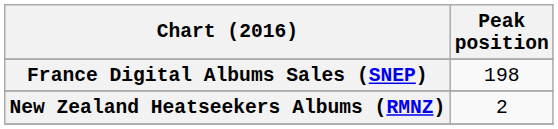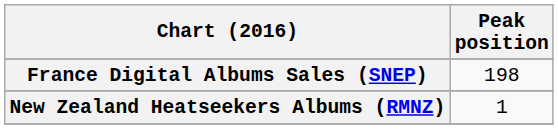(502, 107) 2 -> (502, 107) 1
